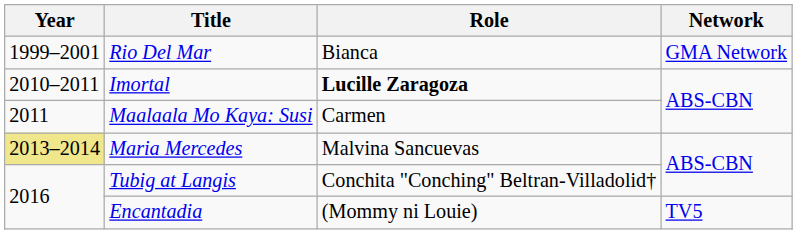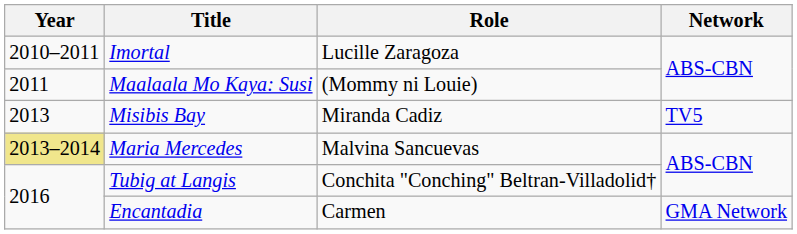- row: (160, 52)
(395, 84) bold -> (390, 52) normal
(354, 116) Carmen -> (400, 84) (Mommy ni Louie)
+ row: (157, 116)
(400, 212) (Mommy ni Louie) -> (354, 212) Carmen
(684, 212) TV5 -> (726, 212) GMA Network
